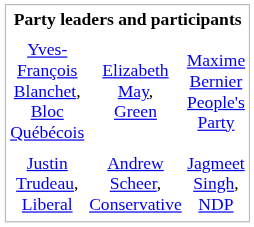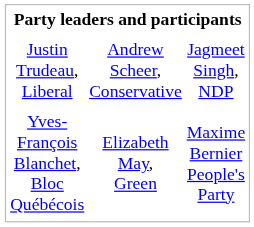rows swapped: (47, 183) <-> (47, 91)
